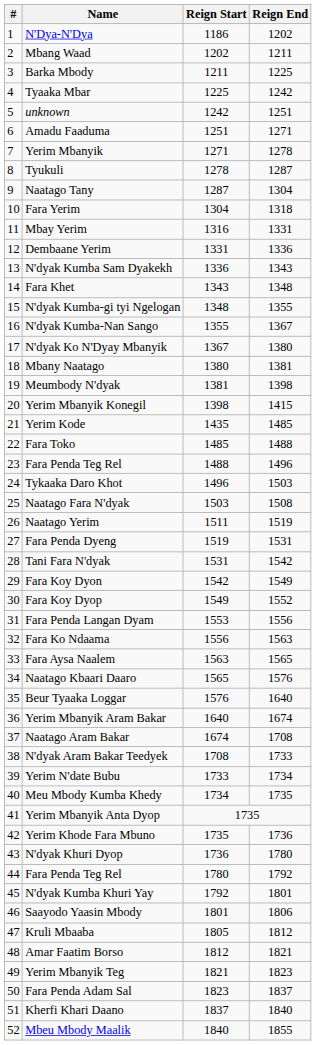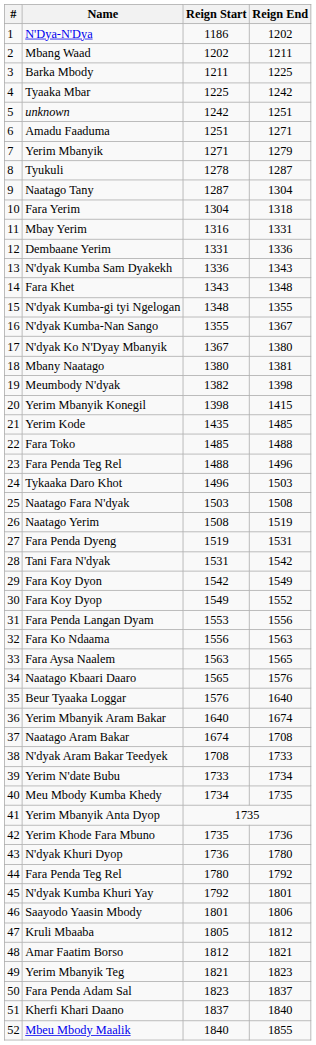(280, 151) 1278 -> (280, 151) 1279
(216, 385) 1381 -> (216, 385) 1382
(216, 522) 1511 -> (216, 522) 1508
